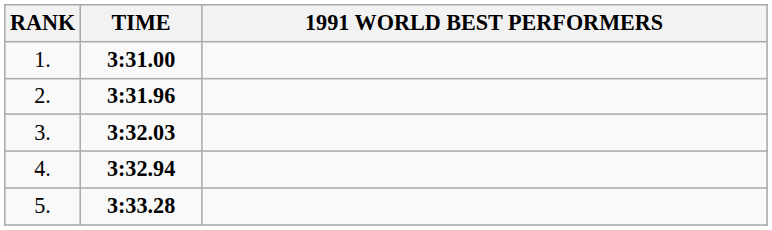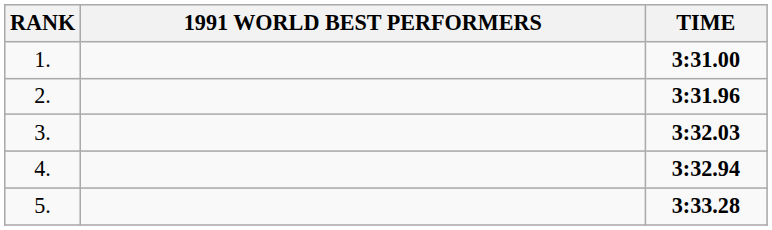columns swapped: (484, 23) <-> (141, 23)
